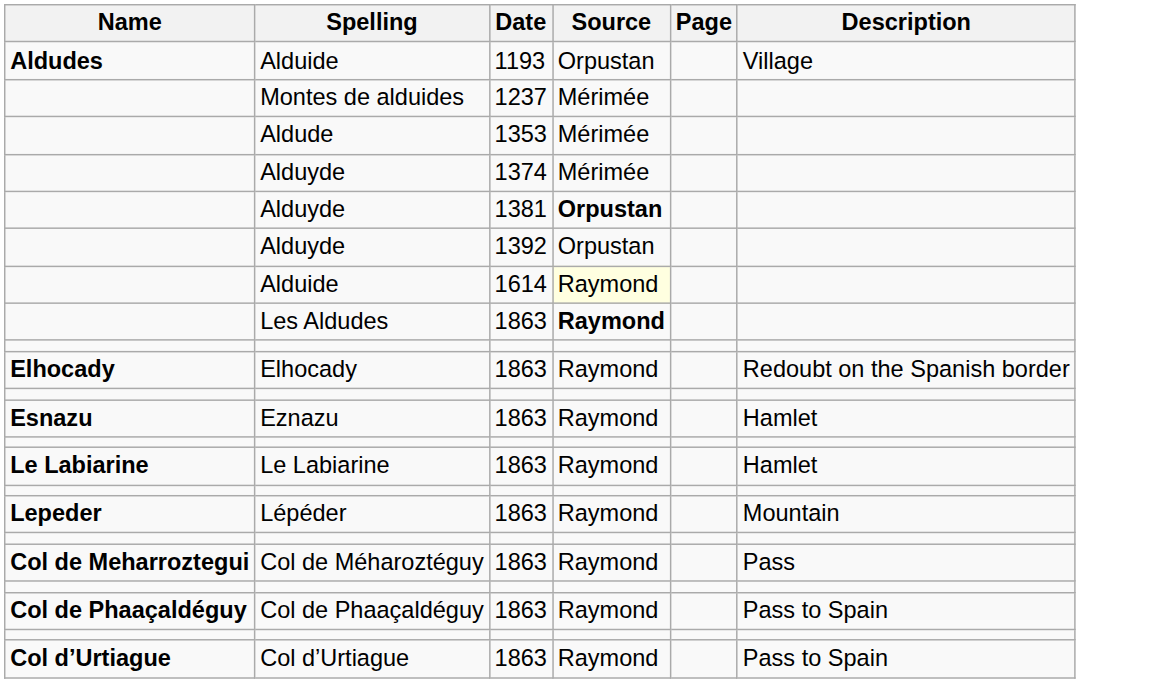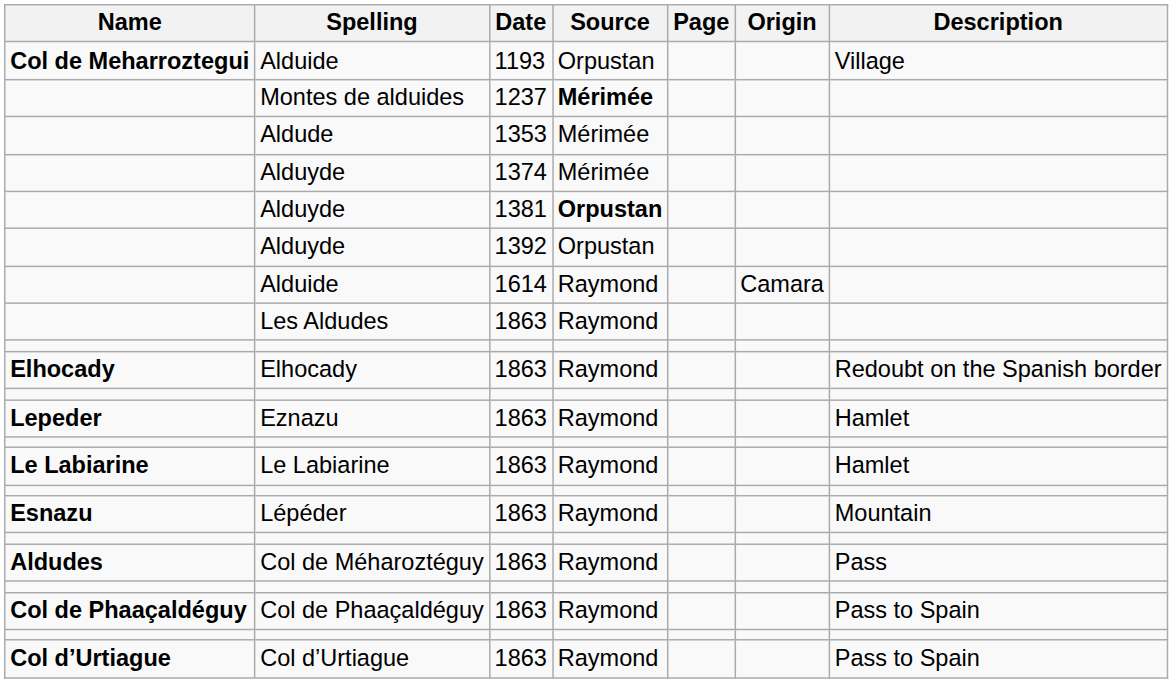+ column: (782, 23)
(57, 60) Aldudes -> (130, 60) Col de Meharroztegui
(603, 97) normal -> (605, 97) bold
(608, 284) lightyellow background -> (608, 284) no background
(611, 321) bold -> (608, 321) normal
(51, 417) Esnazu -> (56, 417) Lepeder
(56, 514) Lepeder -> (51, 514) Esnazu
(130, 562) Col de Meharroztegui -> (57, 562) Aldudes
